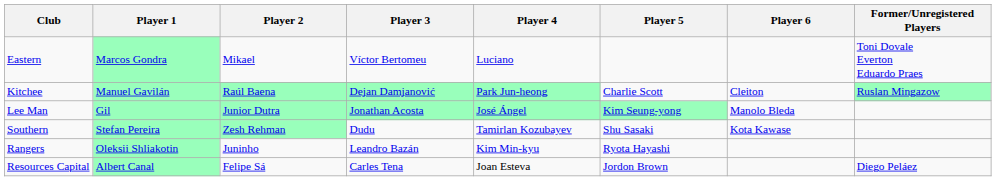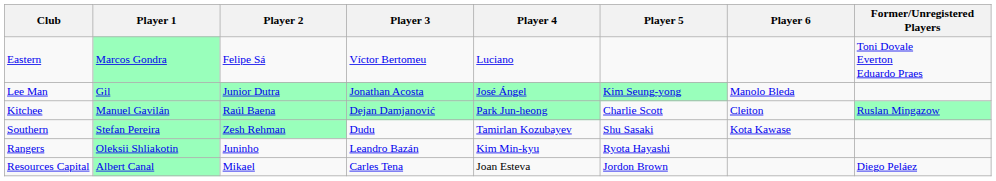(239, 59) Mikael -> (244, 59) Felipe Sá
rows swapped: (25, 92) <-> (27, 110)
(244, 167) Felipe Sá -> (239, 167) Mikael
